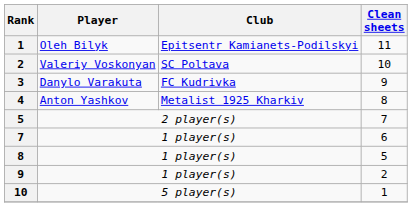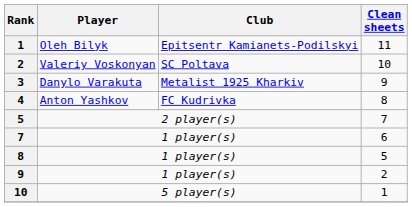(198, 82) FC Kudrivka -> (232, 82) Metalist 1925 Kharkiv
(232, 100) Metalist 1925 Kharkiv -> (198, 100) FC Kudrivka
